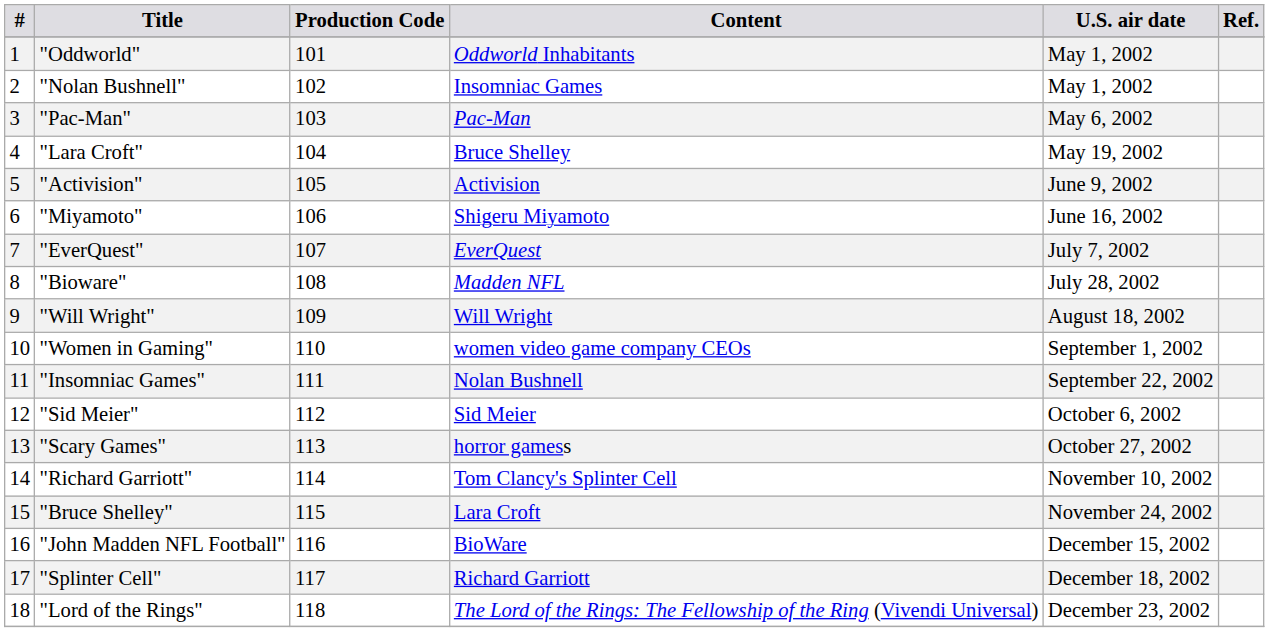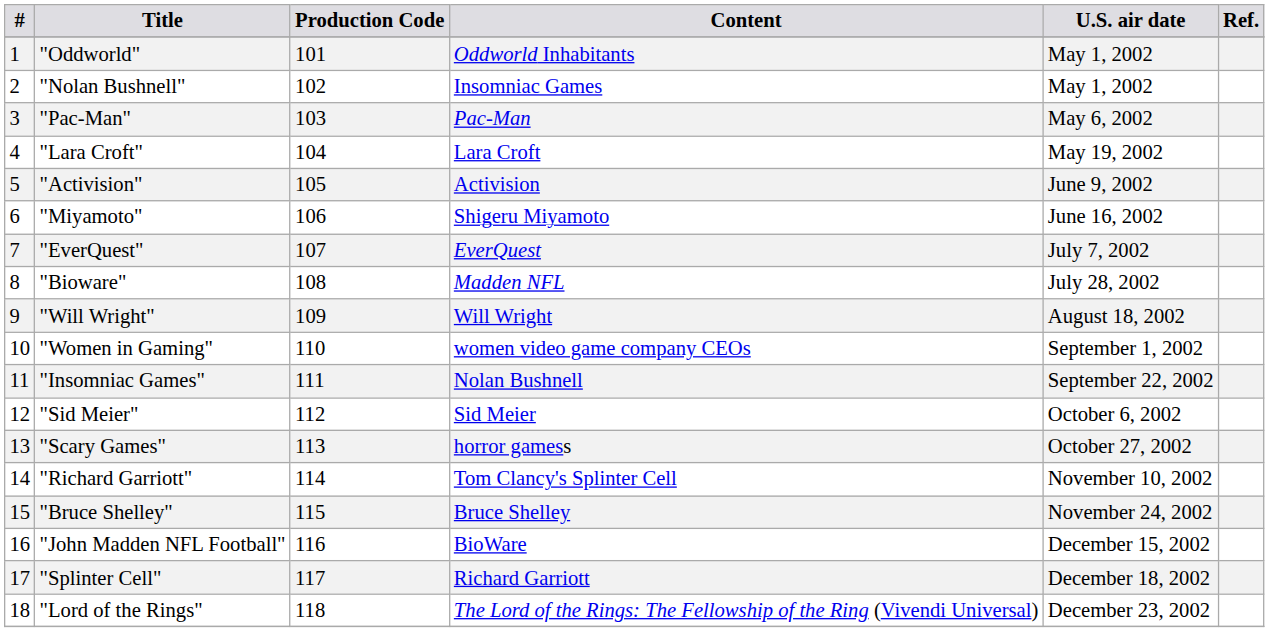(512, 151) Bruce Shelley -> (497, 151) Lara Croft
(497, 511) Lara Croft -> (512, 511) Bruce Shelley
